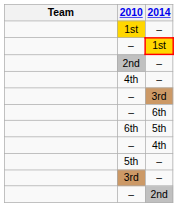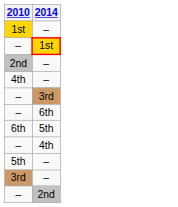- column: (61, 13)
